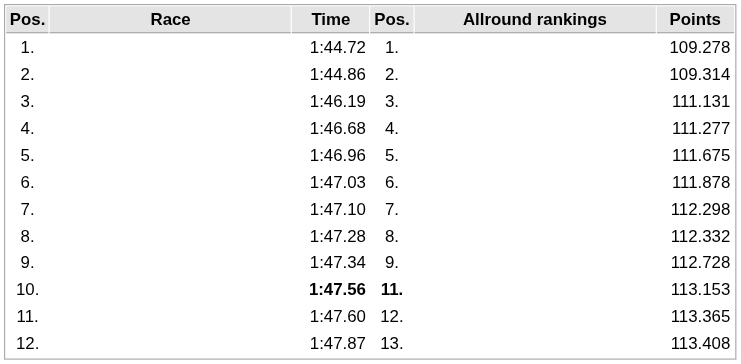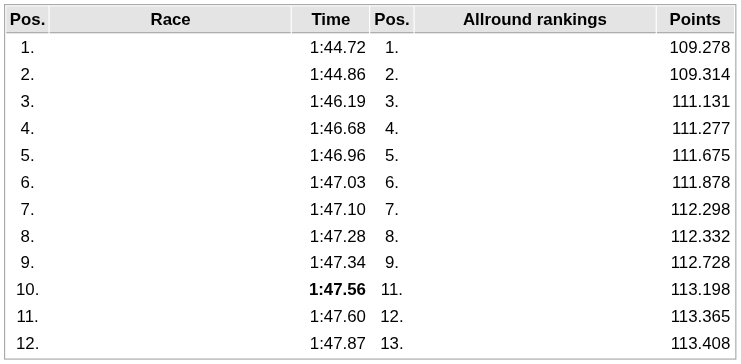(392, 289) bold -> (392, 289) normal
(701, 289) 113.153 -> (701, 289) 113.198
